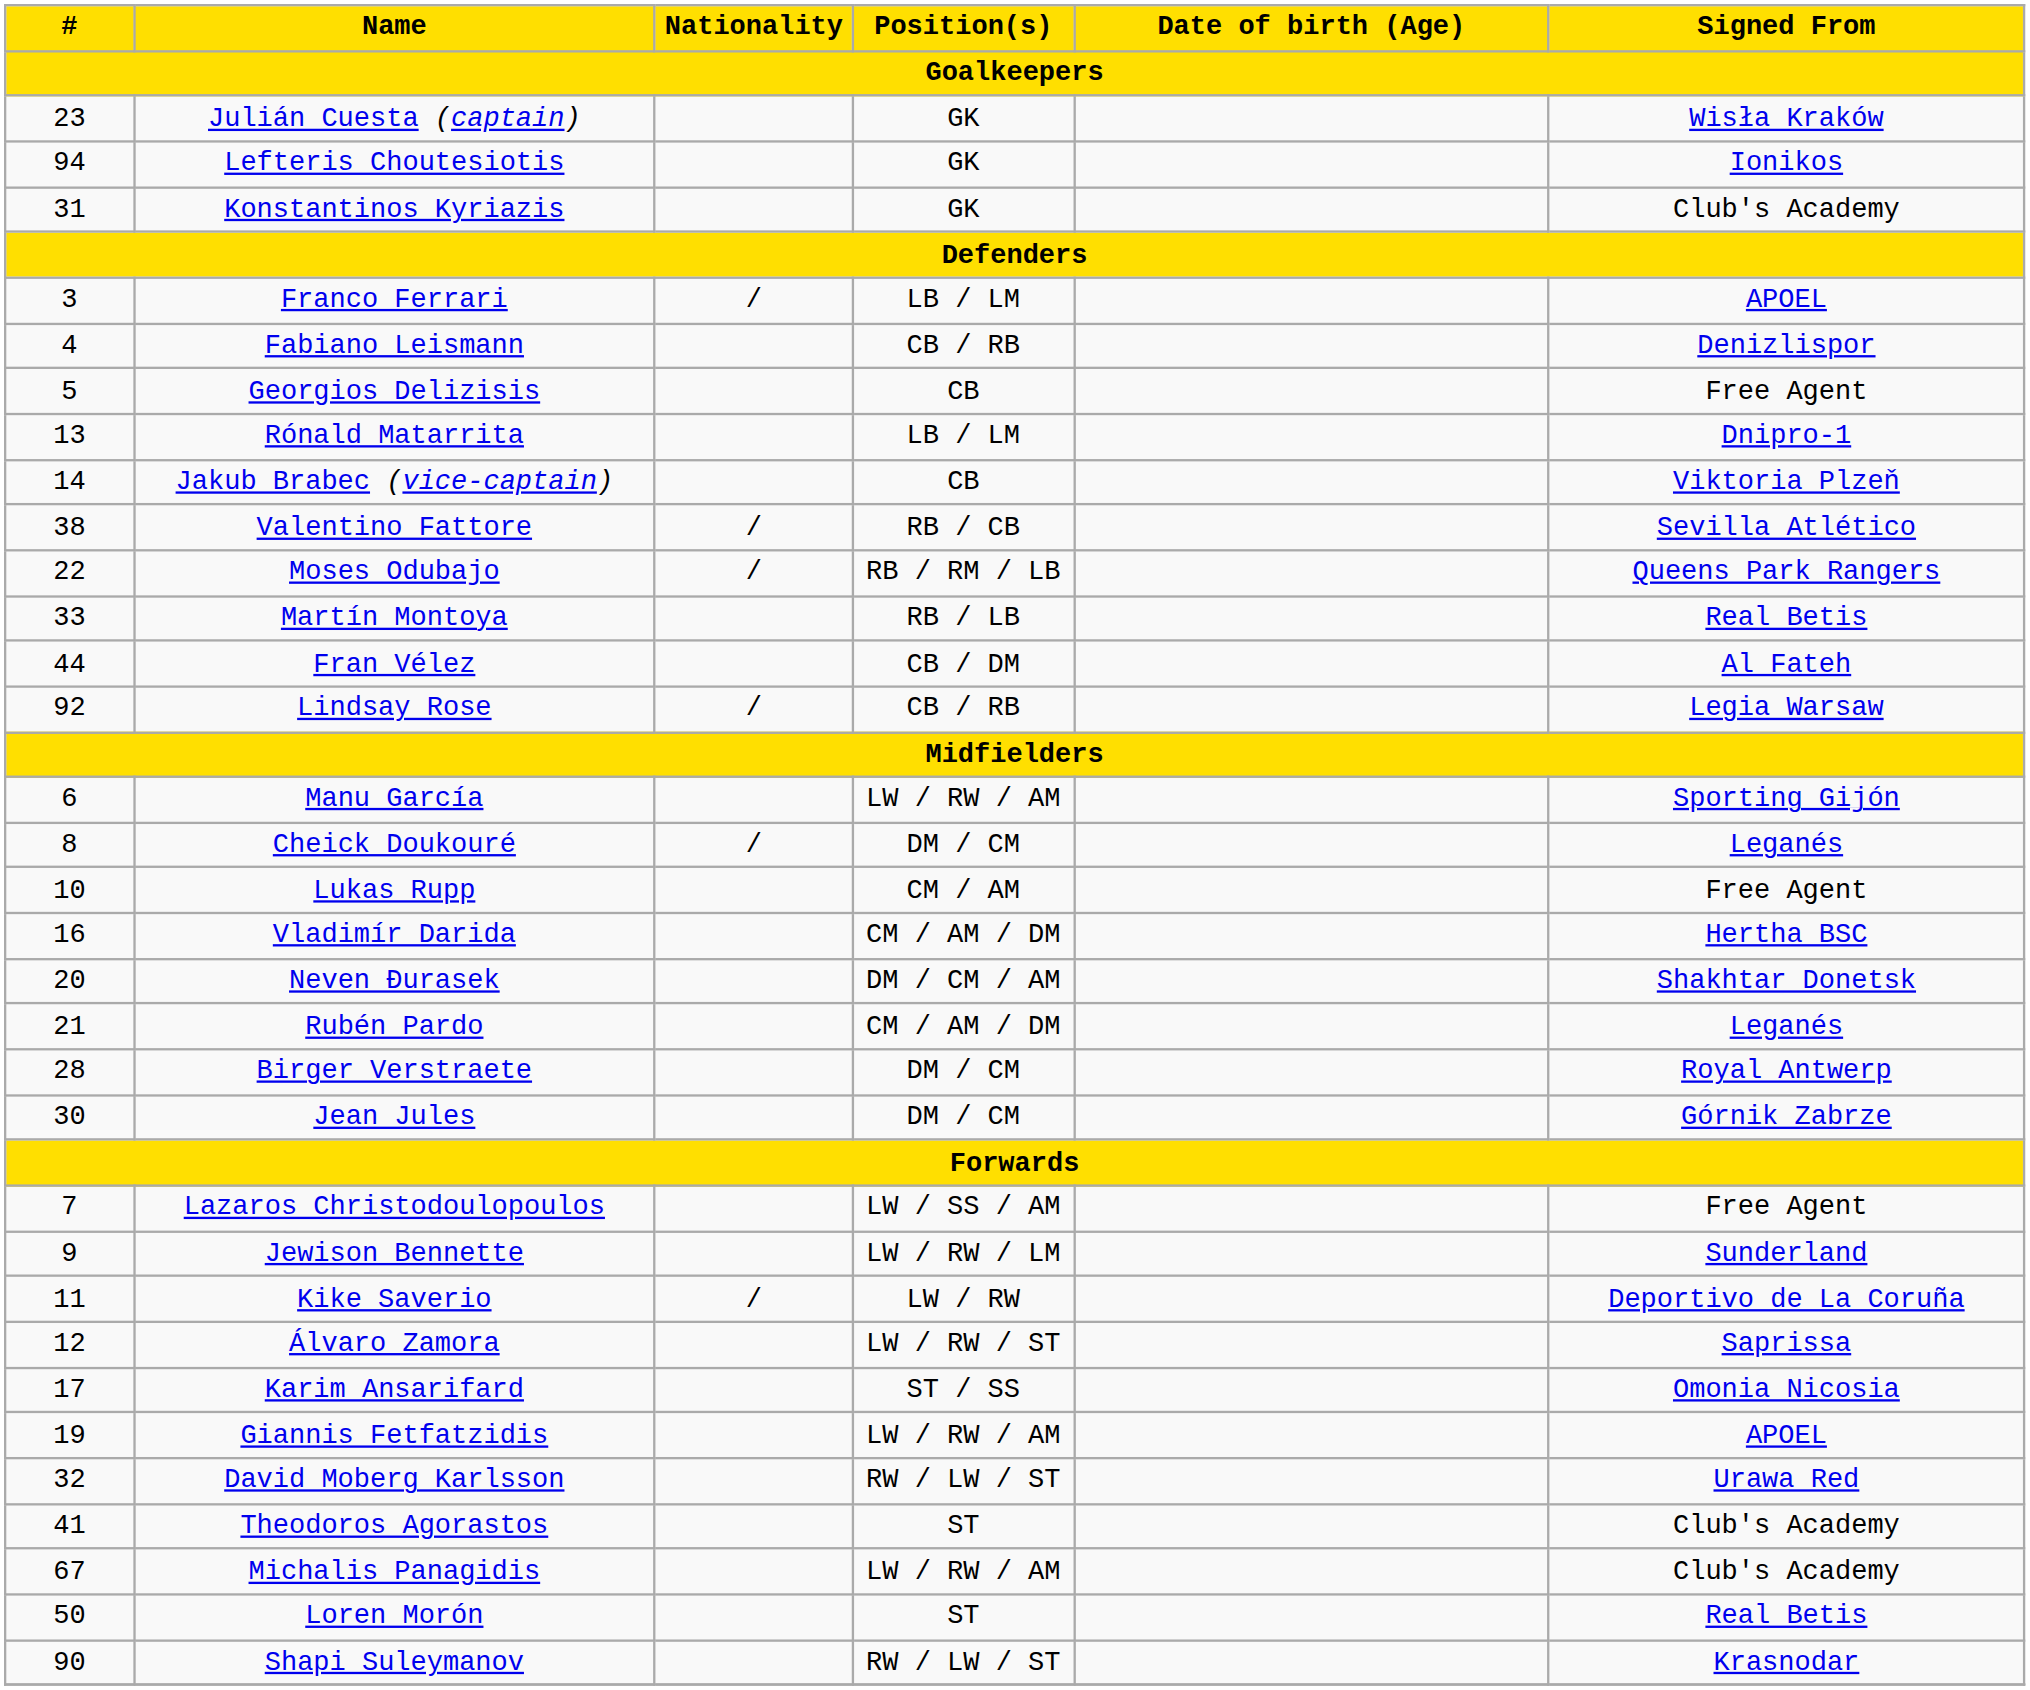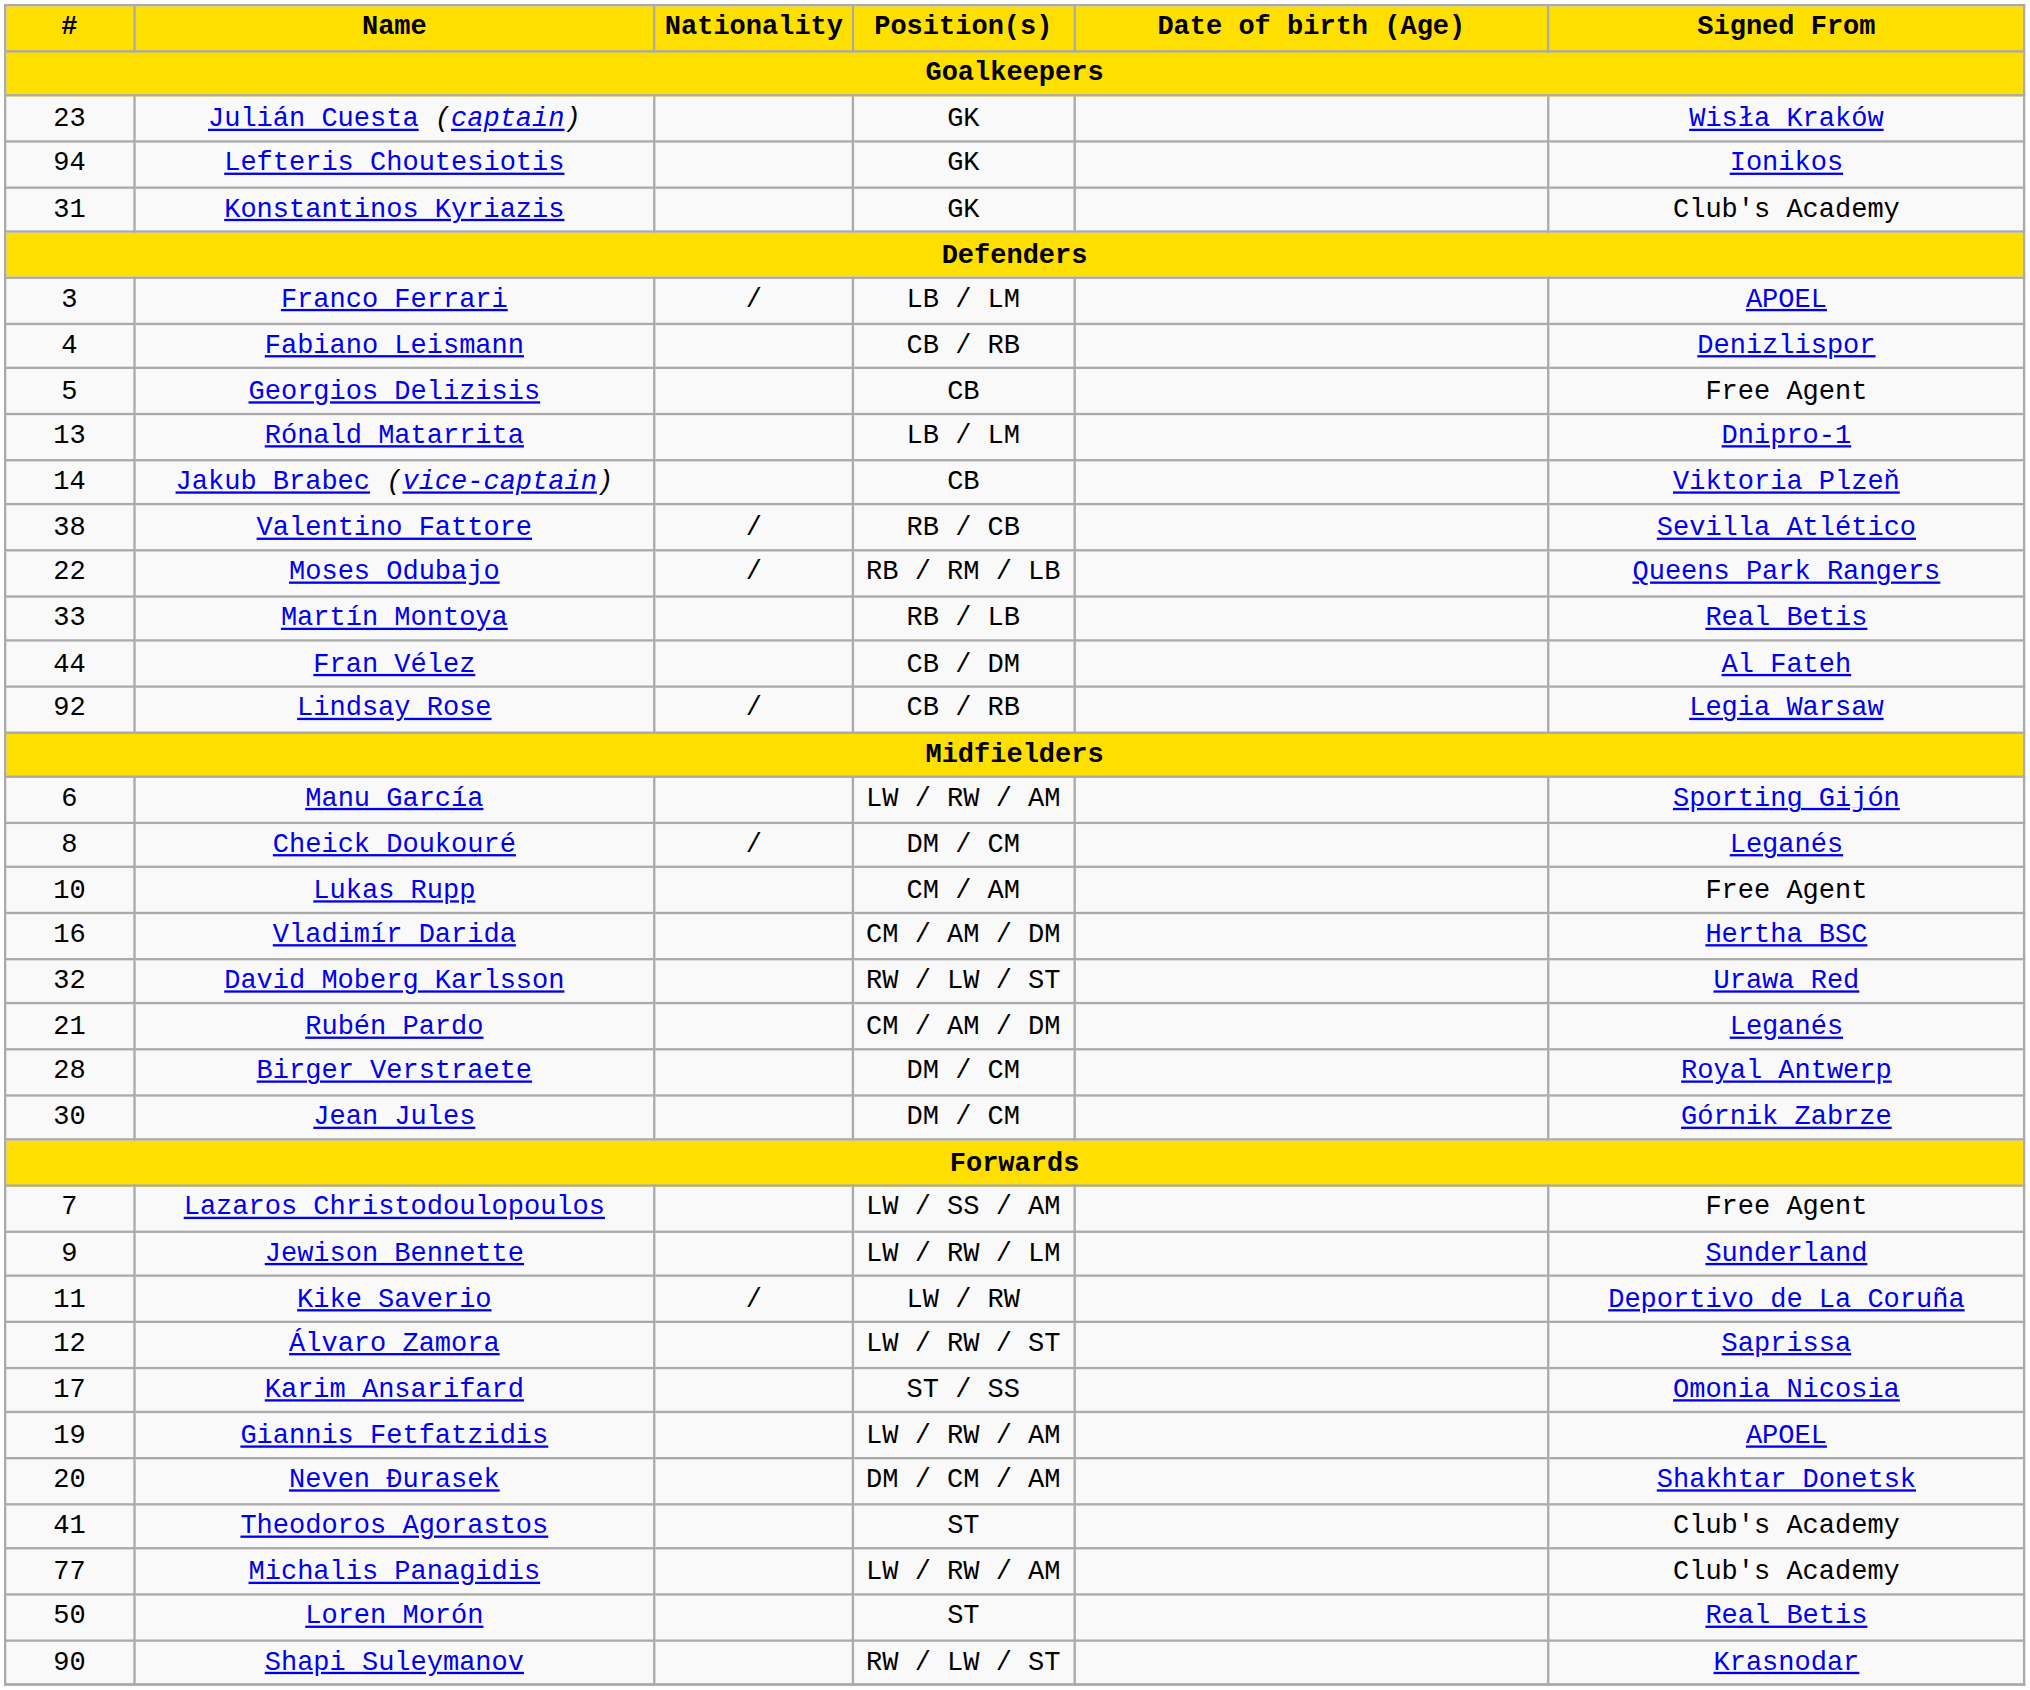rows swapped: (394, 981) <-> (394, 1481)
(69, 1571) 67 -> (69, 1571) 77
